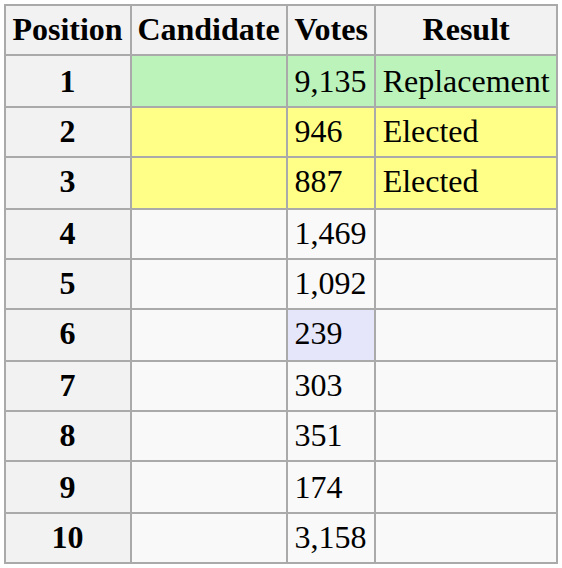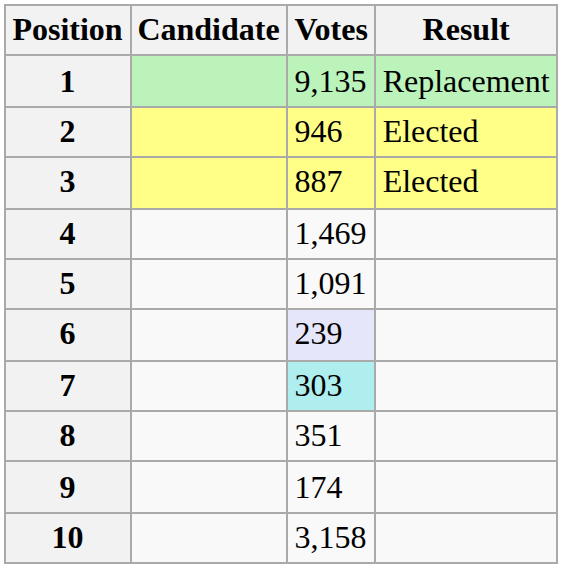(330, 283) 1,092 -> (330, 283) 1,091
(318, 385) no background -> (318, 385) paleturquoise background
